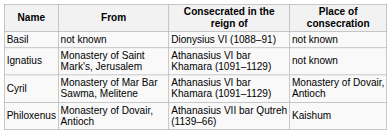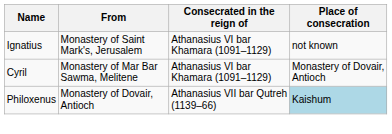- row: (18, 39)
(312, 116) no background -> (312, 100) lightblue background
